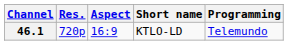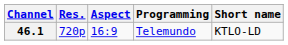columns swapped: (169, 13) <-> (244, 13)
